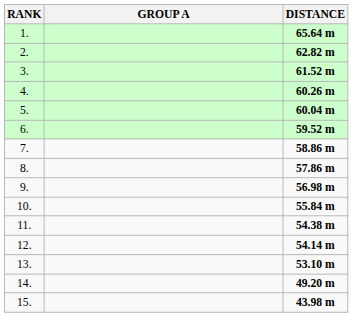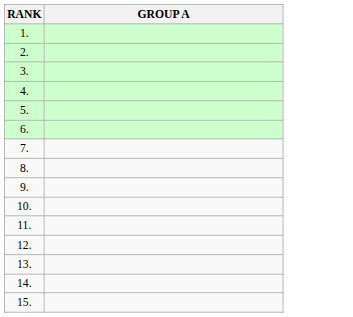- column: (315, 14)
